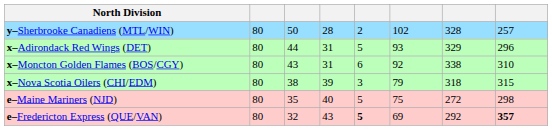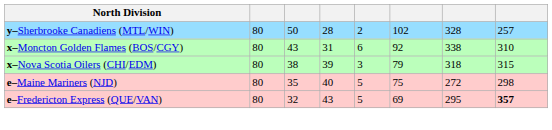- row: (79, 47)
(360, 116) bold -> (360, 99) normal
(453, 116) 292 -> (453, 99) 295
